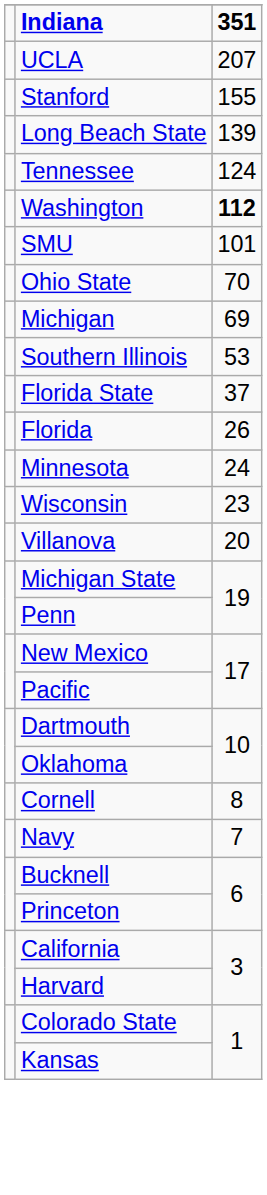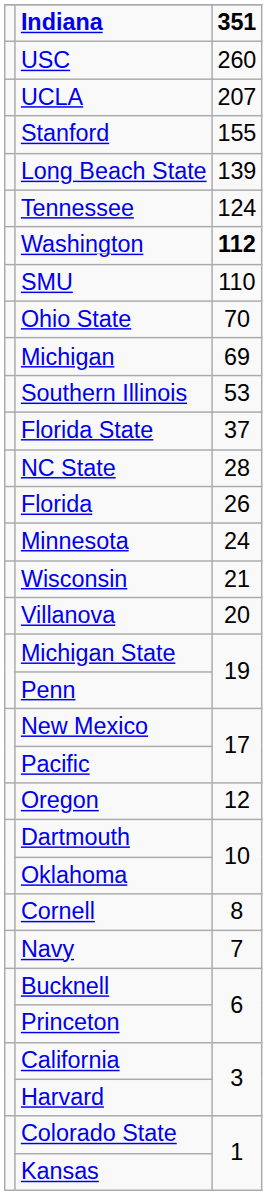+ row: (46, 60)
(237, 245) 101 -> (237, 282) 110
+ row: (68, 467)
(237, 504) 23 -> (237, 578) 21
+ row: (60, 801)
